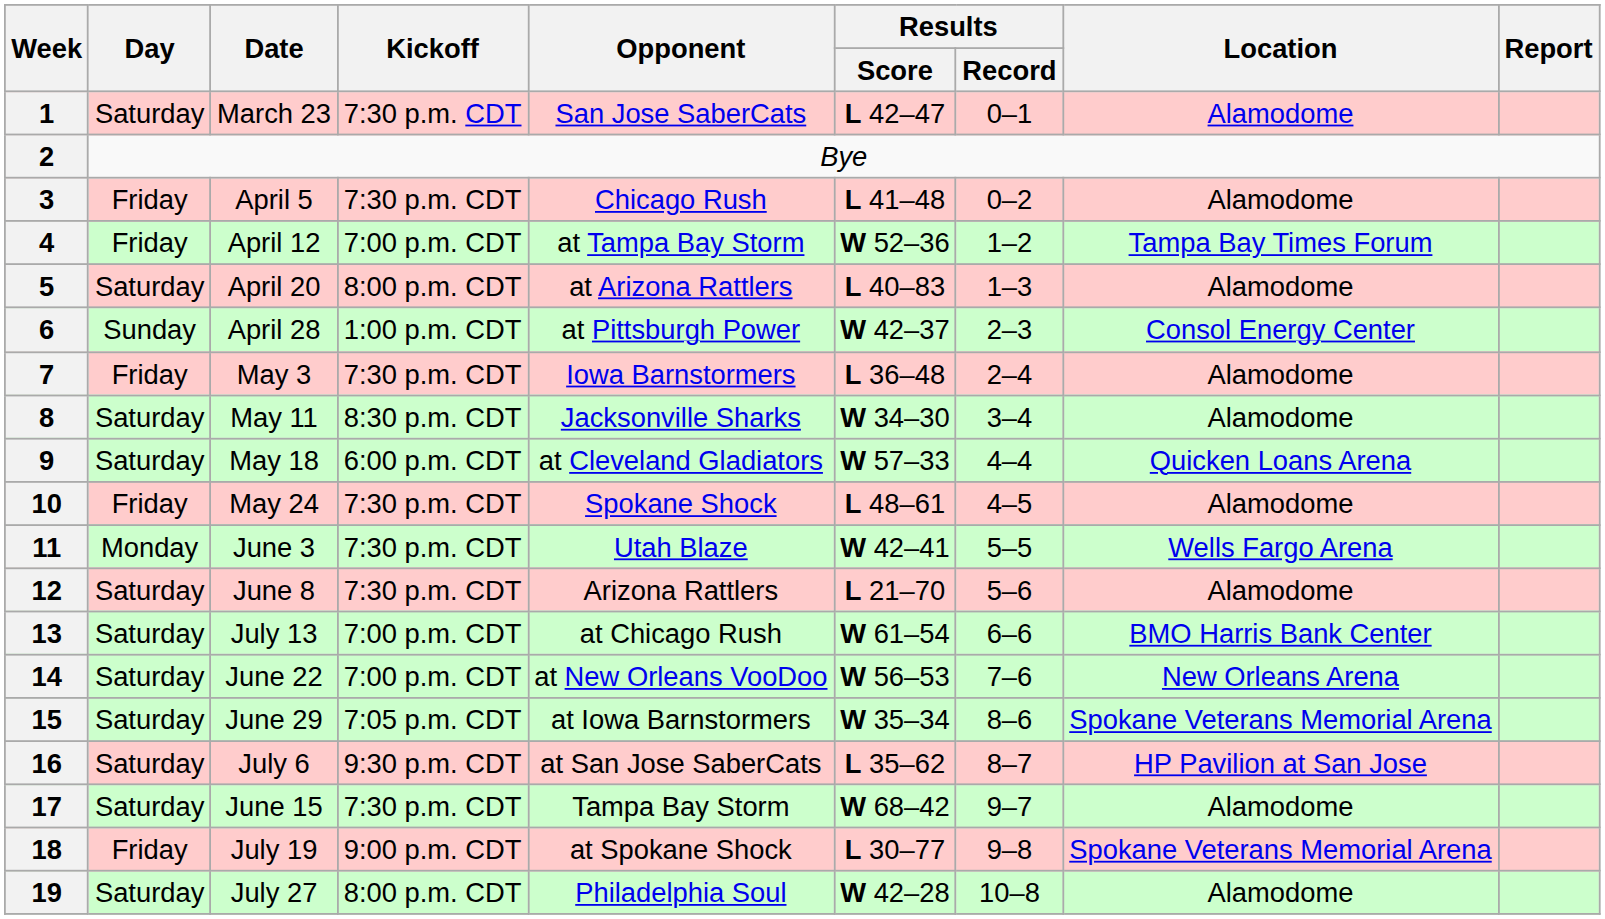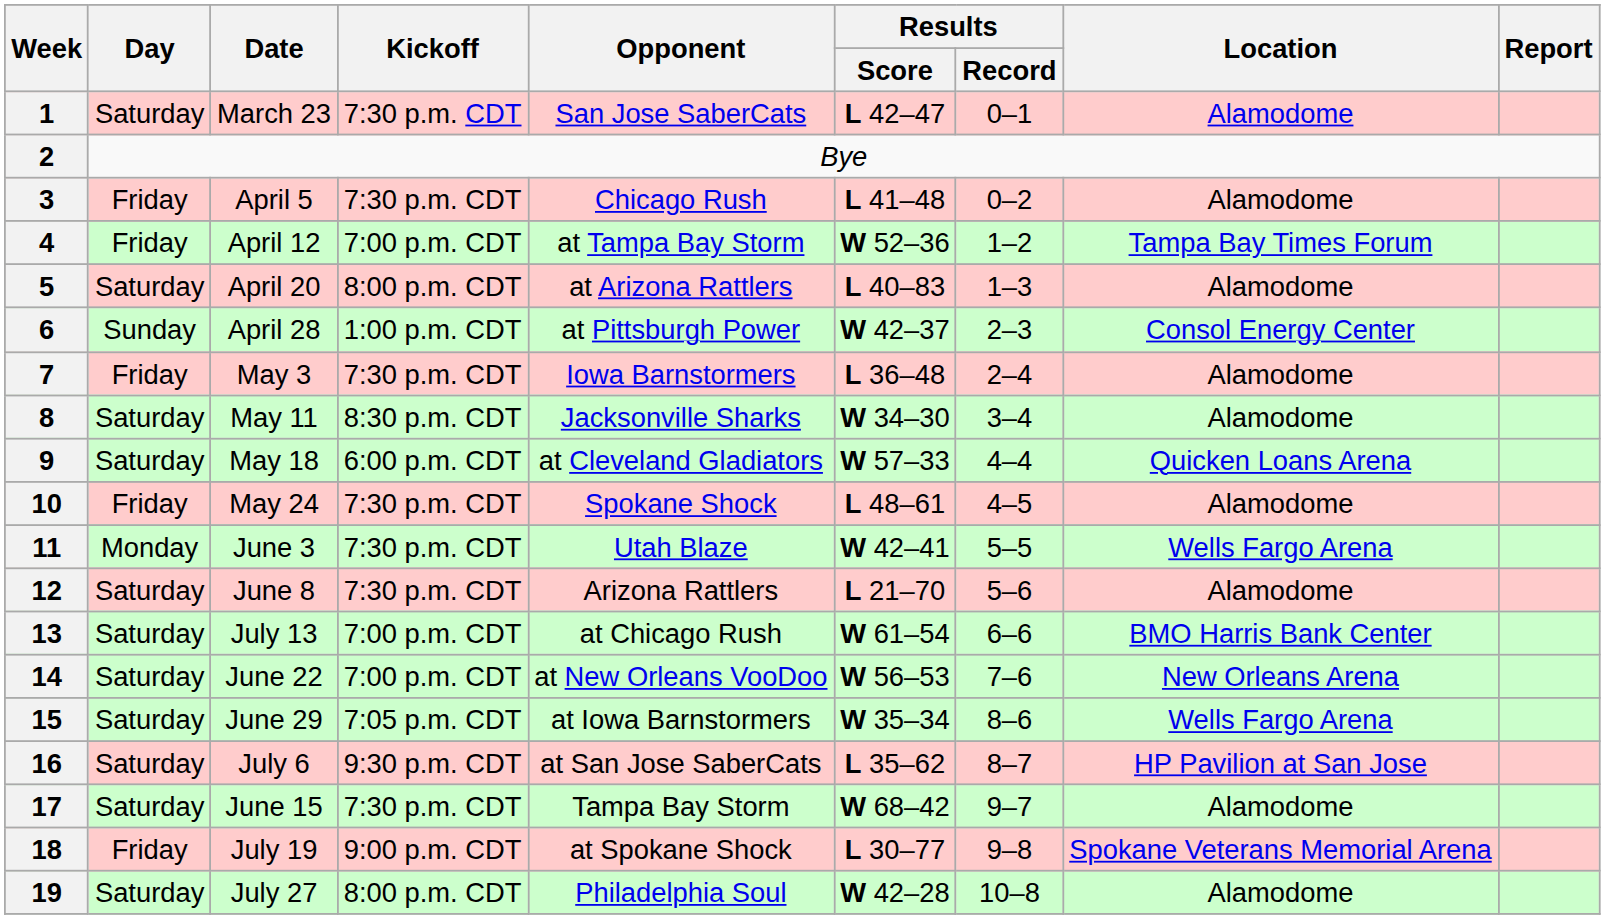(1280, 720) Spokane Veterans Memorial Arena -> (1280, 720) Wells Fargo Arena
